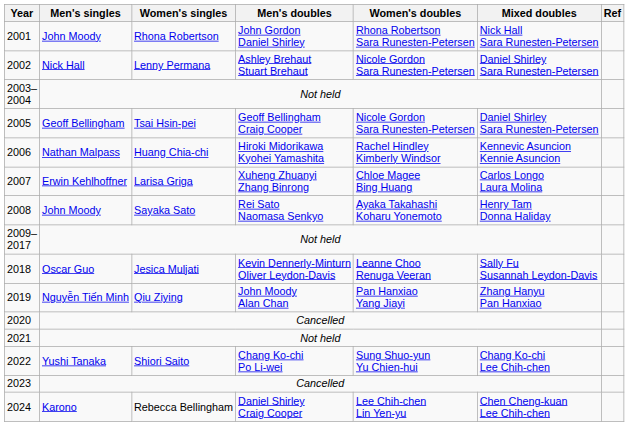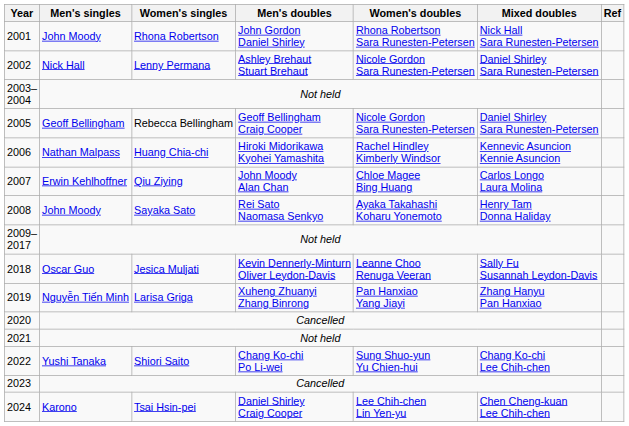(165, 124) Tsai Hsin-pei -> (184, 124) Rebecca Bellingham
(163, 182) Larisa Griga -> (158, 182) Qiu Ziying
(277, 182) Xuheng Zhuanyi Zhang Binrong -> (268, 182) John Moody Alan Chan
(158, 298) Qiu Ziying -> (163, 298) Larisa Griga
(268, 298) John Moody Alan Chan -> (277, 298) Xuheng Zhuanyi Zhang Binrong
(184, 407) Rebecca Bellingham -> (165, 407) Tsai Hsin-pei
